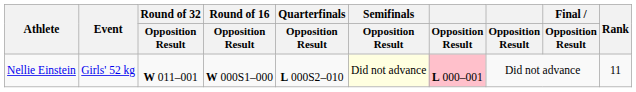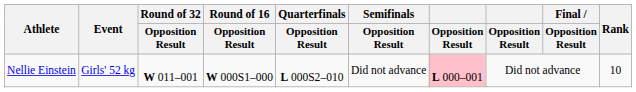(389, 70) lightyellow background -> (389, 70) no background
(616, 70) 11 -> (616, 70) 10
